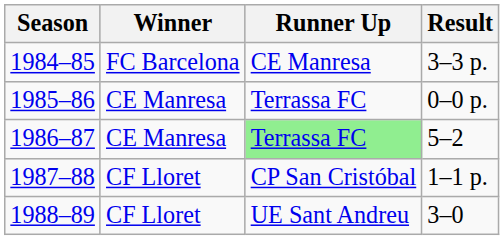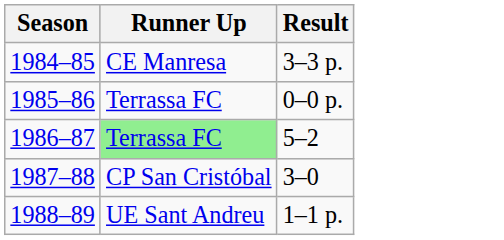- column: (173, 23)
(458, 176) 1–1 p. -> (301, 176) 3–0
(445, 215) 3–0 -> (313, 215) 1–1 p.
